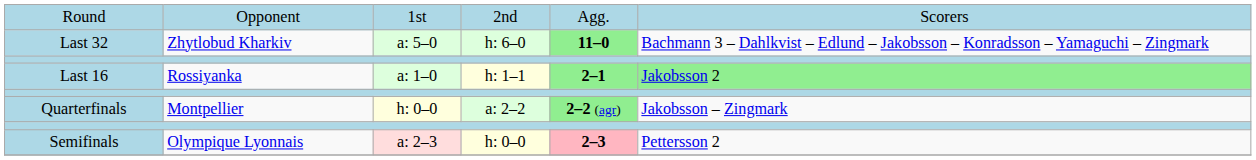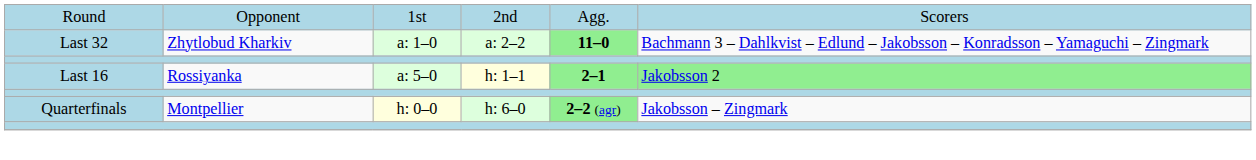(417, 42) a: 5–0 -> (417, 42) a: 1–0
(505, 42) h: 6–0 -> (505, 42) a: 2–2
(417, 76) a: 1–0 -> (417, 76) a: 5–0
(505, 109) a: 2–2 -> (505, 109) h: 6–0
- row: (84, 142)
